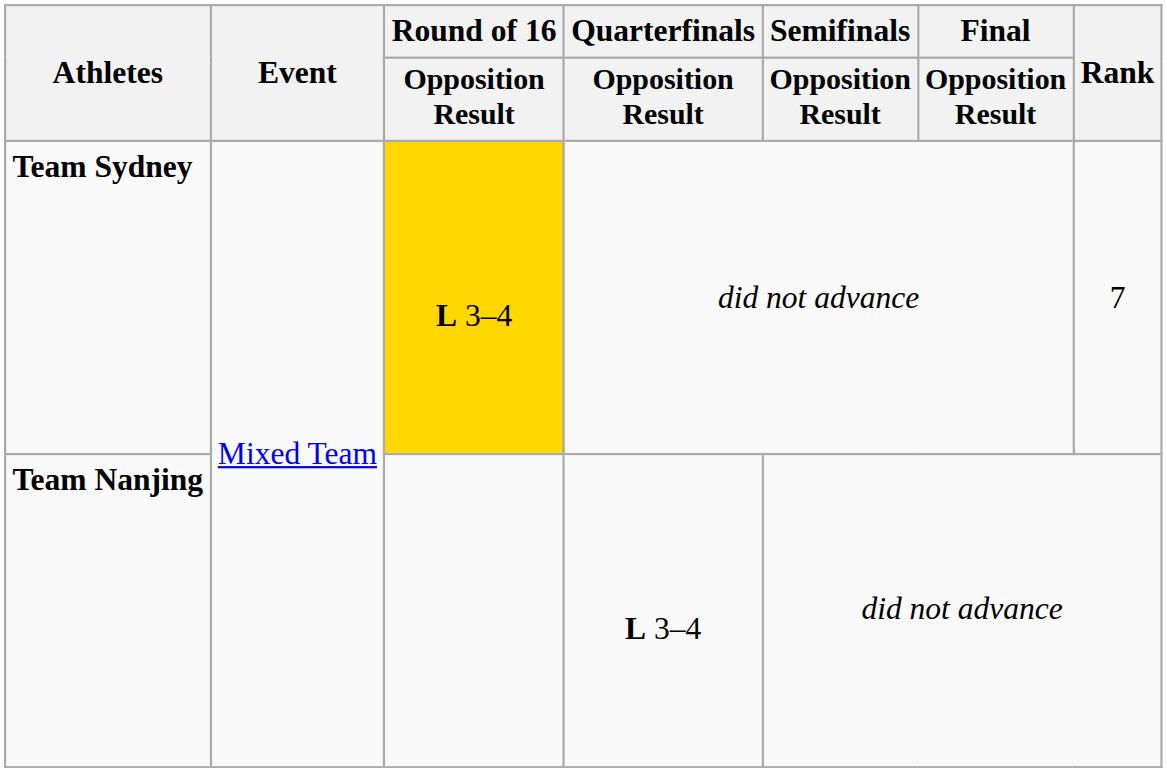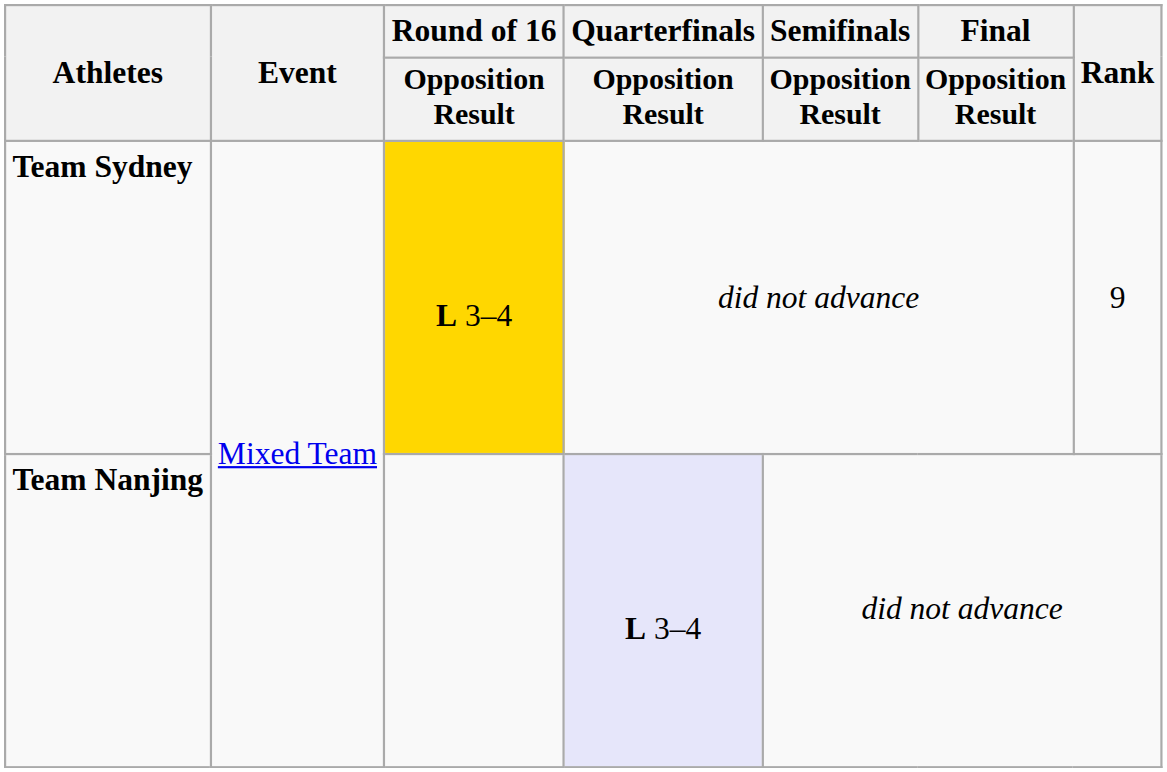(1118, 297) 7 -> (1118, 297) 9
(663, 628) no background -> (663, 628) lavender background
